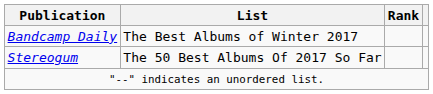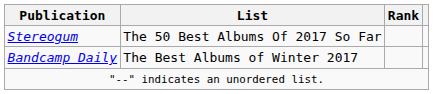rows swapped: (62, 36) <-> (43, 57)
